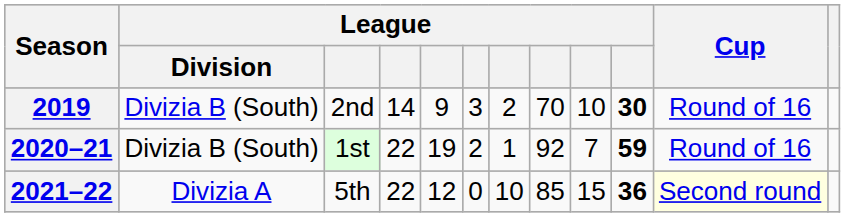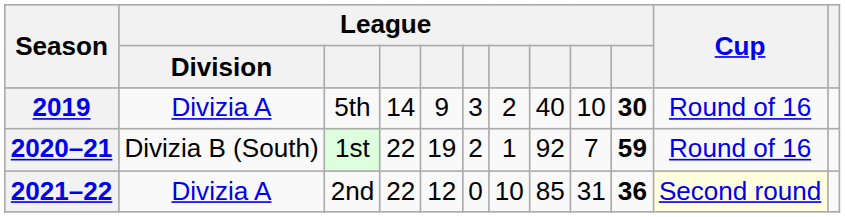(222, 107) Divizia B (South) -> (221, 107) Divizia A
(352, 107) 2nd -> (352, 107) 5th
(550, 107) 70 -> (550, 107) 40
(352, 190) 5th -> (352, 190) 2nd
(591, 190) 15 -> (591, 190) 31
